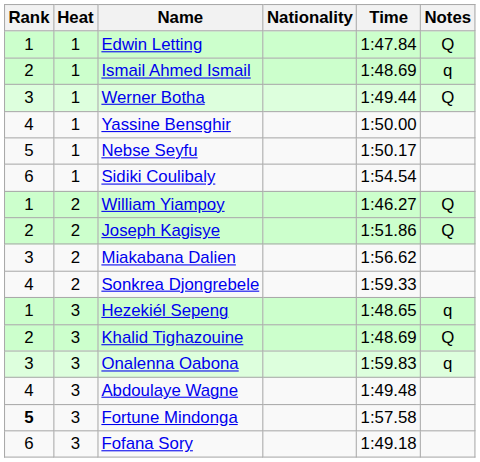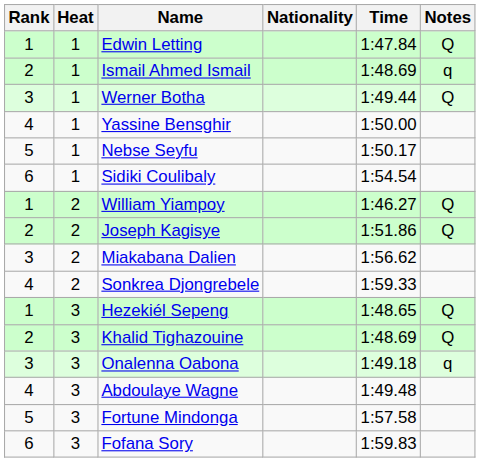(448, 310) q -> (448, 310) Q
(389, 364) 1:59.83 -> (389, 364) 1:49.18
(29, 417) bold -> (29, 417) normal
(389, 444) 1:49.18 -> (389, 444) 1:59.83
